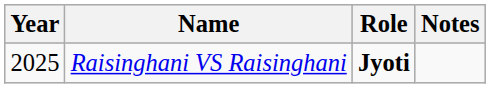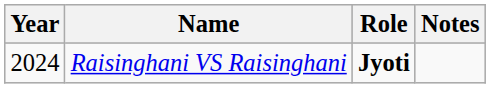(35, 62) 2025 -> (35, 62) 2024
